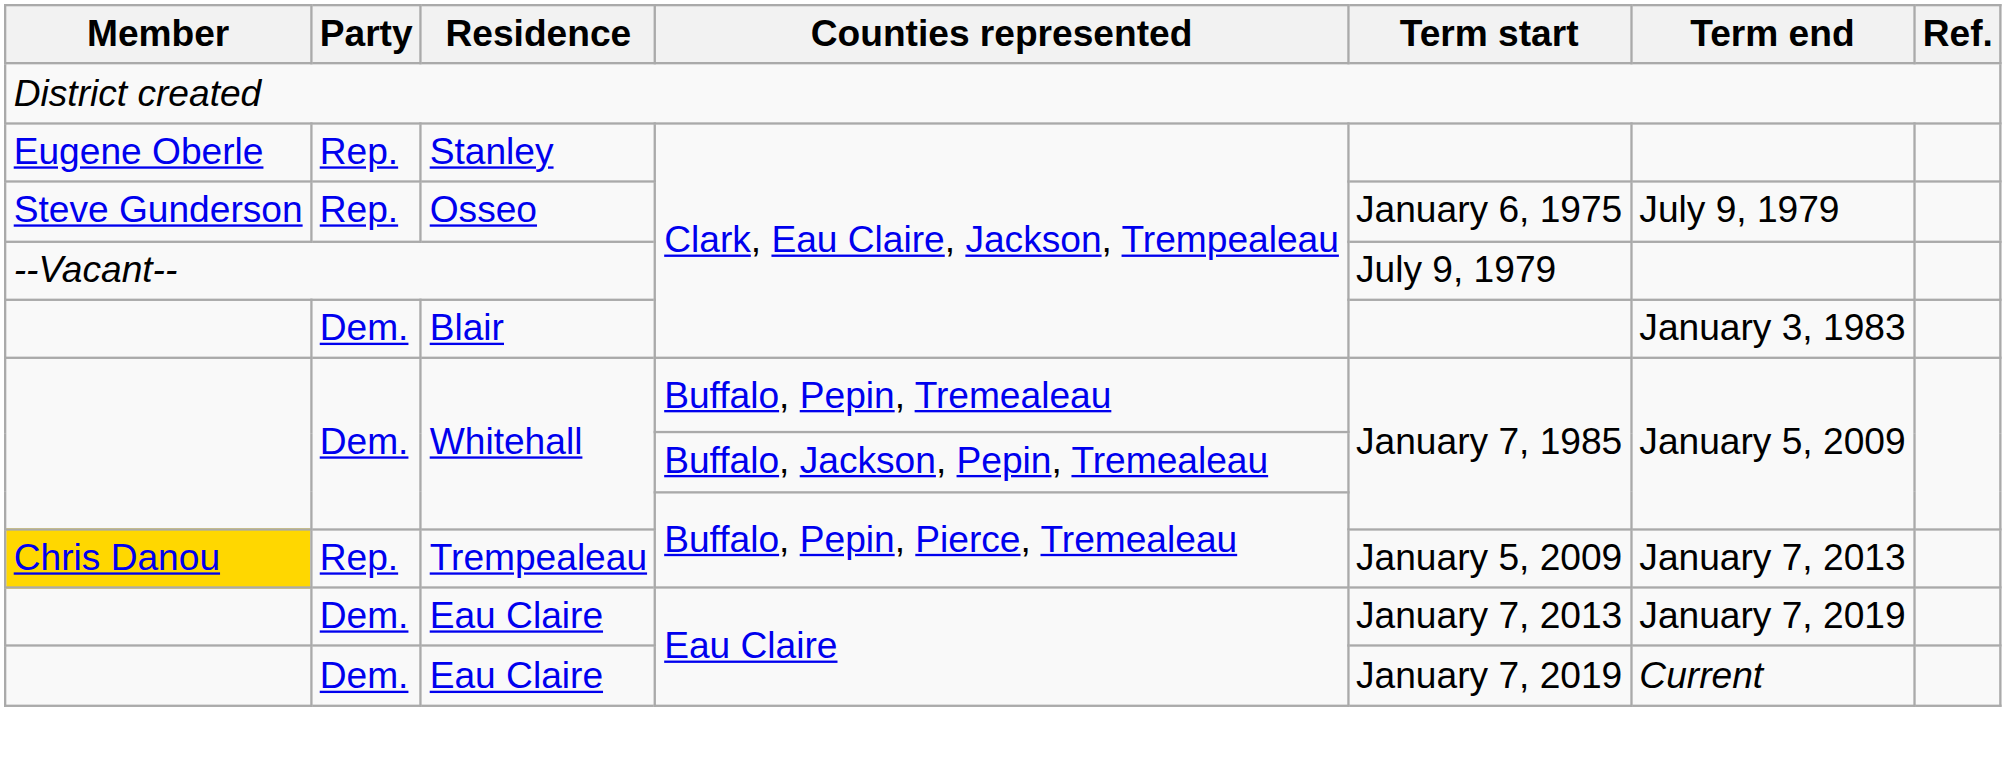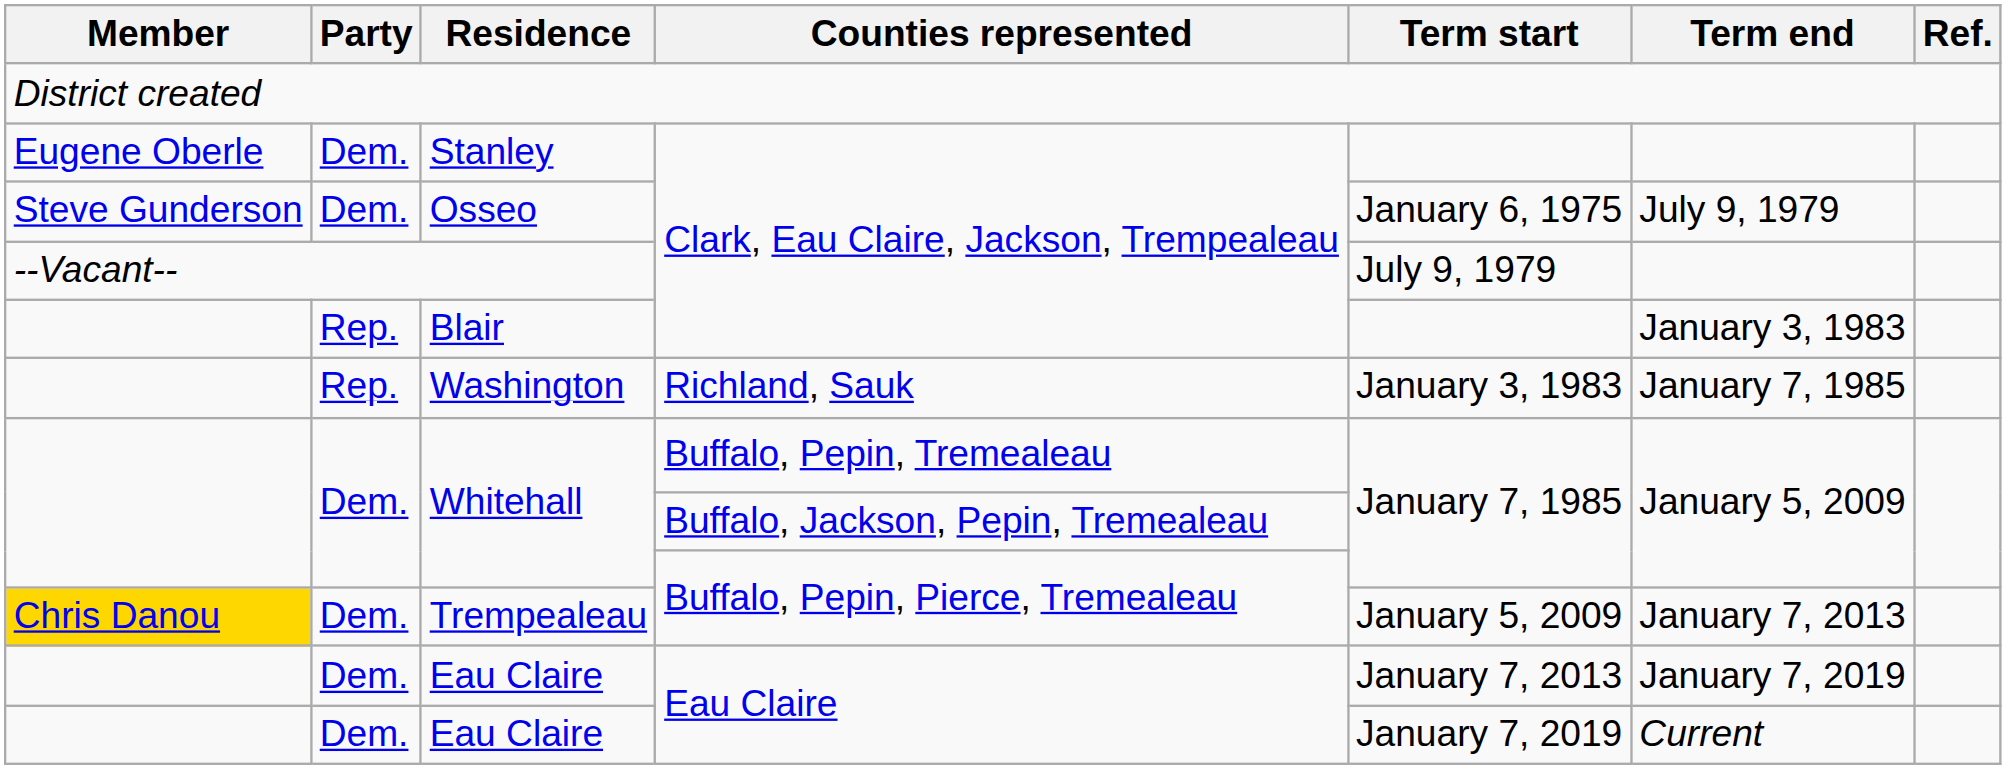(359, 151) Rep. -> (364, 151) Dem.
(359, 210) Rep. -> (364, 210) Dem.
(364, 328) Dem. -> (359, 328) Rep.
+ row: (527, 387)
(359, 557) Rep. -> (364, 616) Dem.
